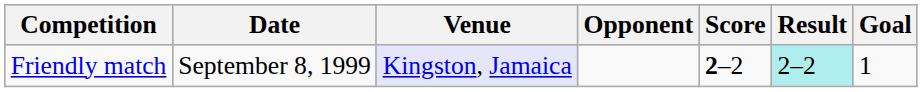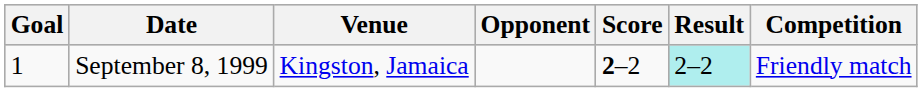columns swapped: (885, 24) <-> (89, 24)
(477, 65) lavender background -> (374, 65) no background
